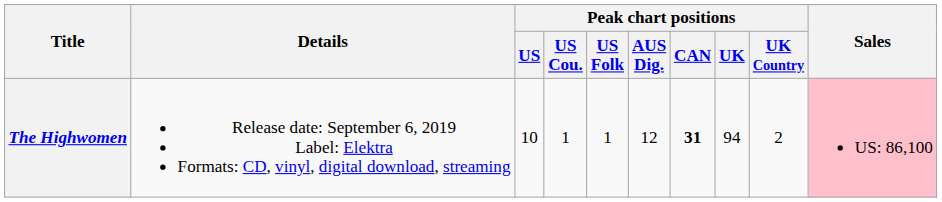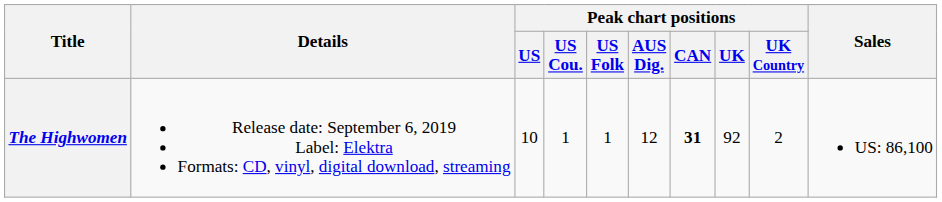(732, 137) 94 -> (732, 137) 92
(872, 147) pink background -> (872, 147) no background
